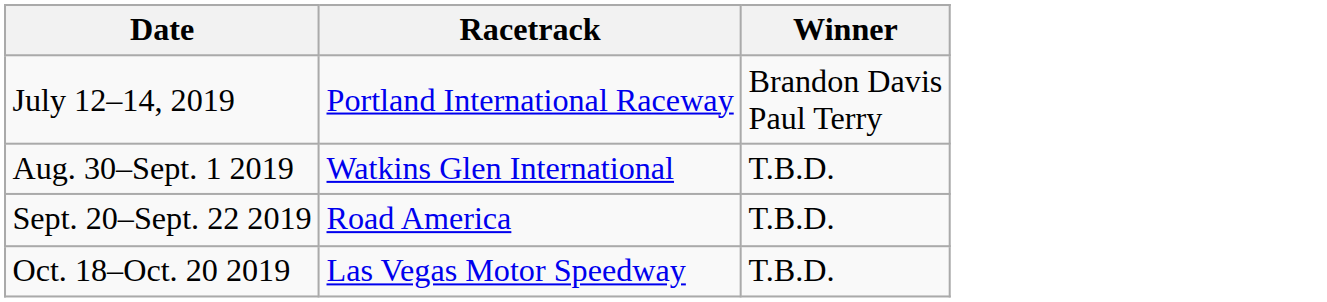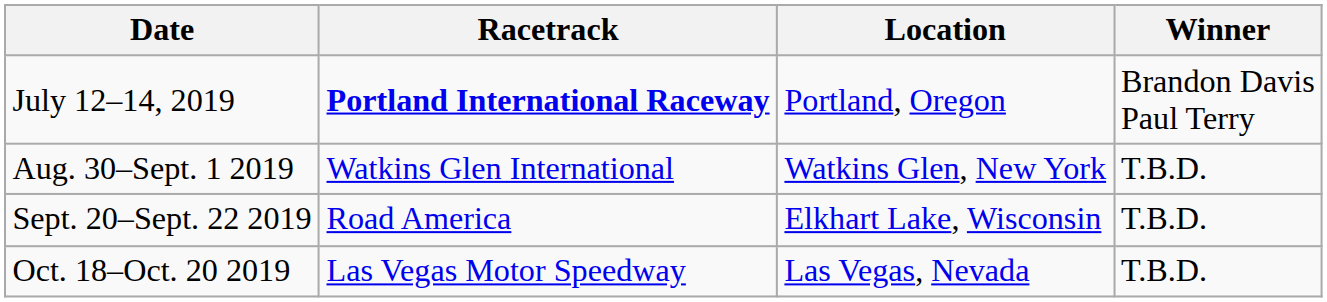+ column: (945, 30)
(530, 99) normal -> (548, 99) bold
